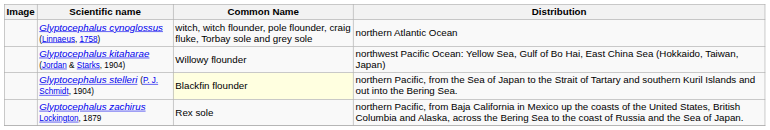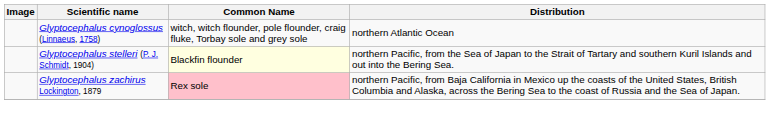- row: (94, 59)
(194, 112) no background -> (189, 86) pink background
